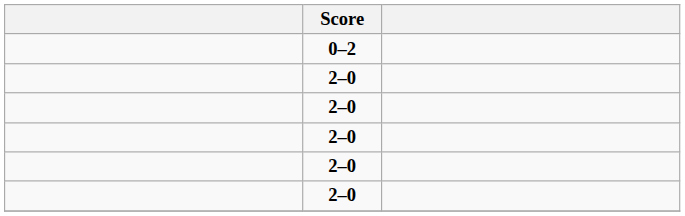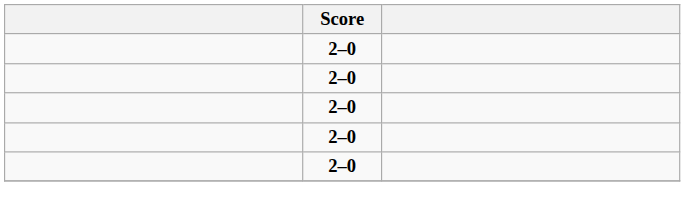- row: (154, 49)
